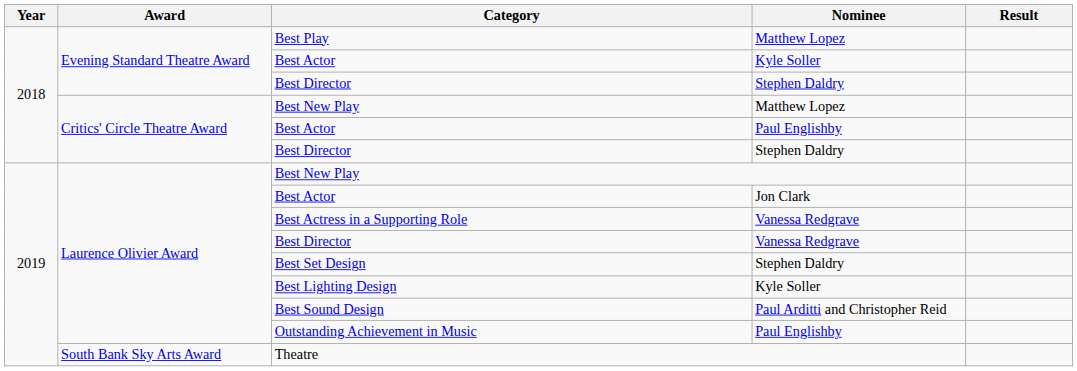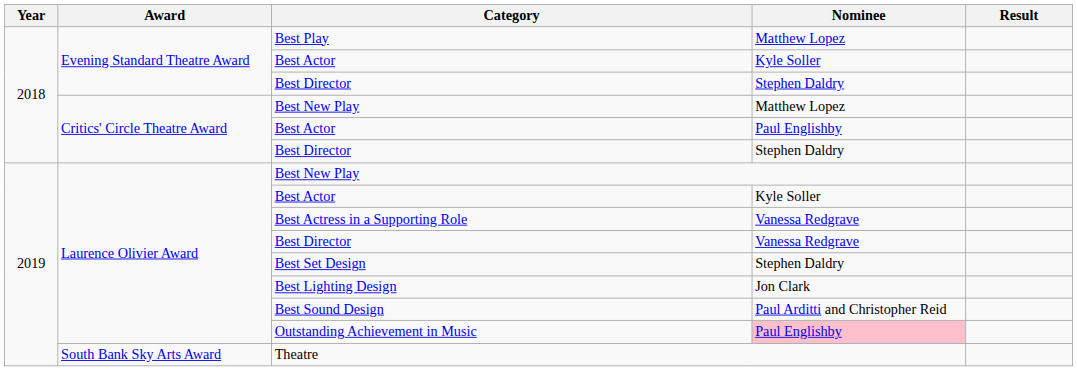(783, 196) Jon Clark -> (788, 196) Kyle Soller
(788, 286) Kyle Soller -> (783, 286) Jon Clark
(799, 331) no background -> (799, 331) pink background
